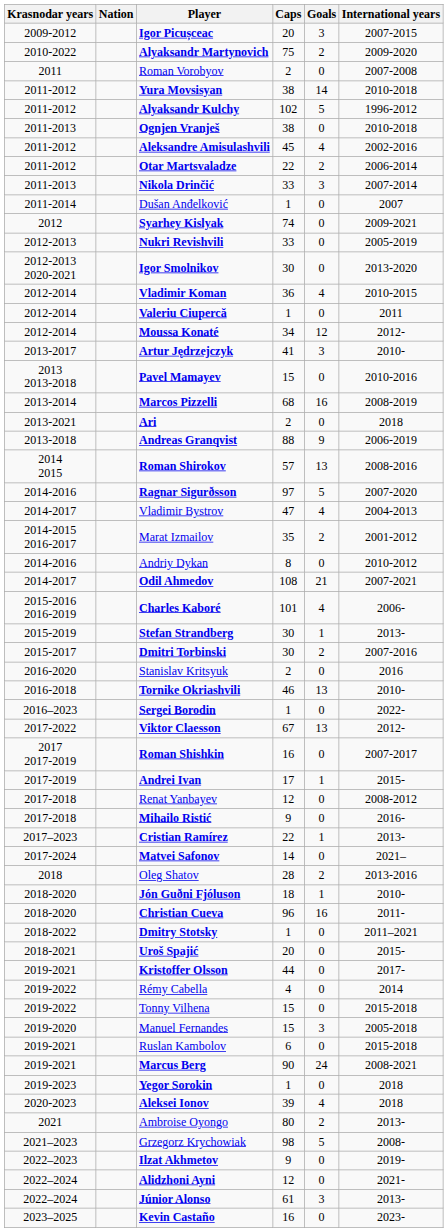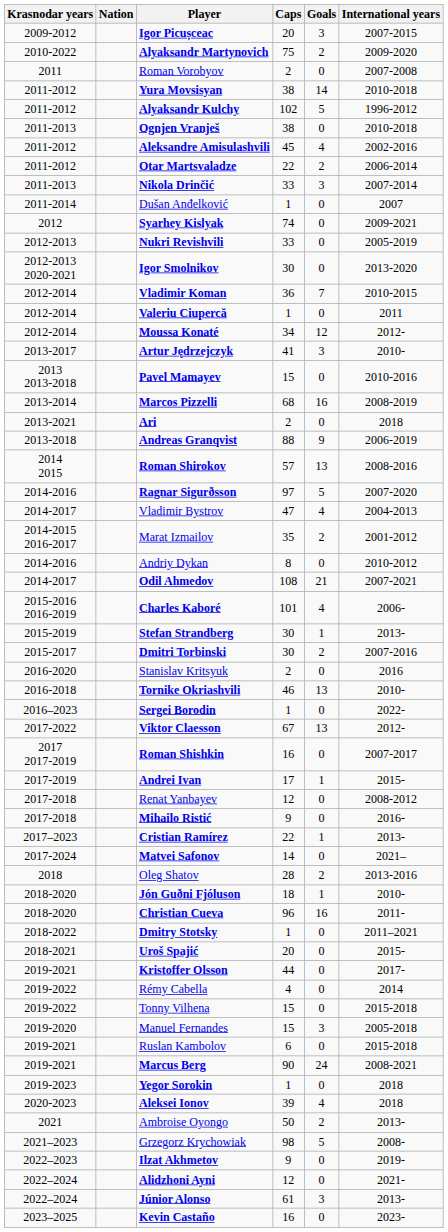(322, 293) 4 -> (322, 293) 7
(288, 1122) 80 -> (288, 1122) 50
